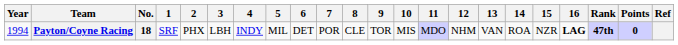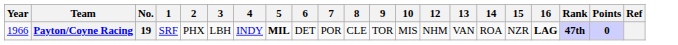- column: (433, 12)
(18, 30) 1994 -> (18, 30) 1966
(146, 30) 18 -> (146, 30) 19
(278, 30) normal -> (279, 30) bold
